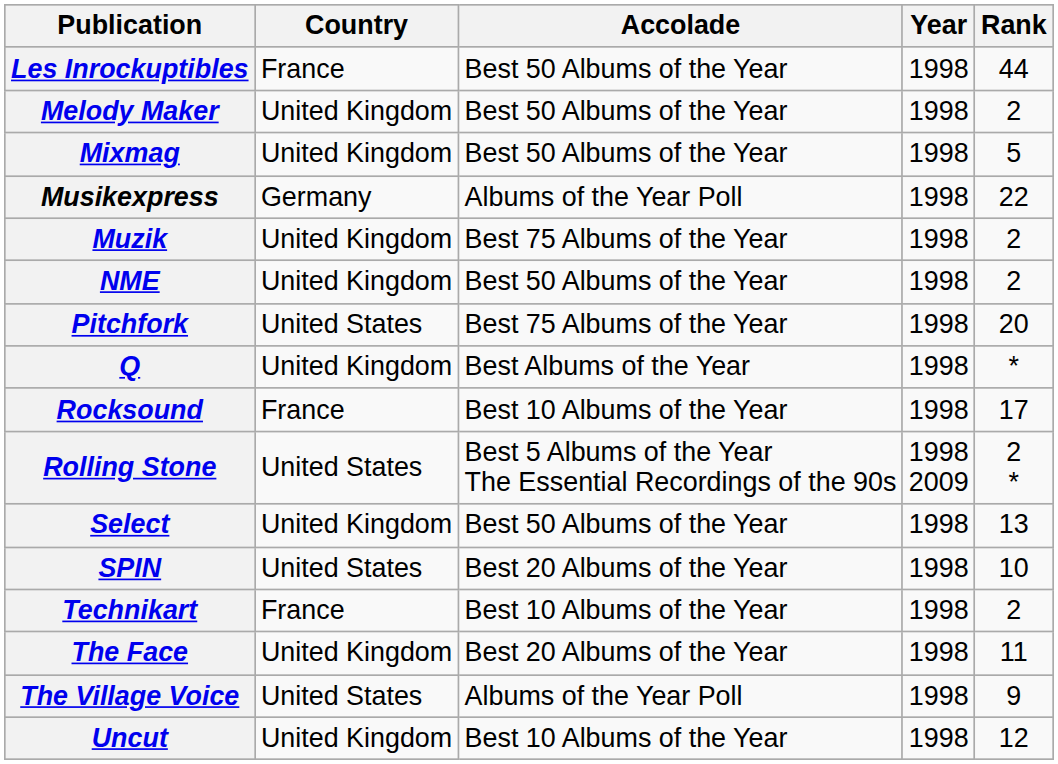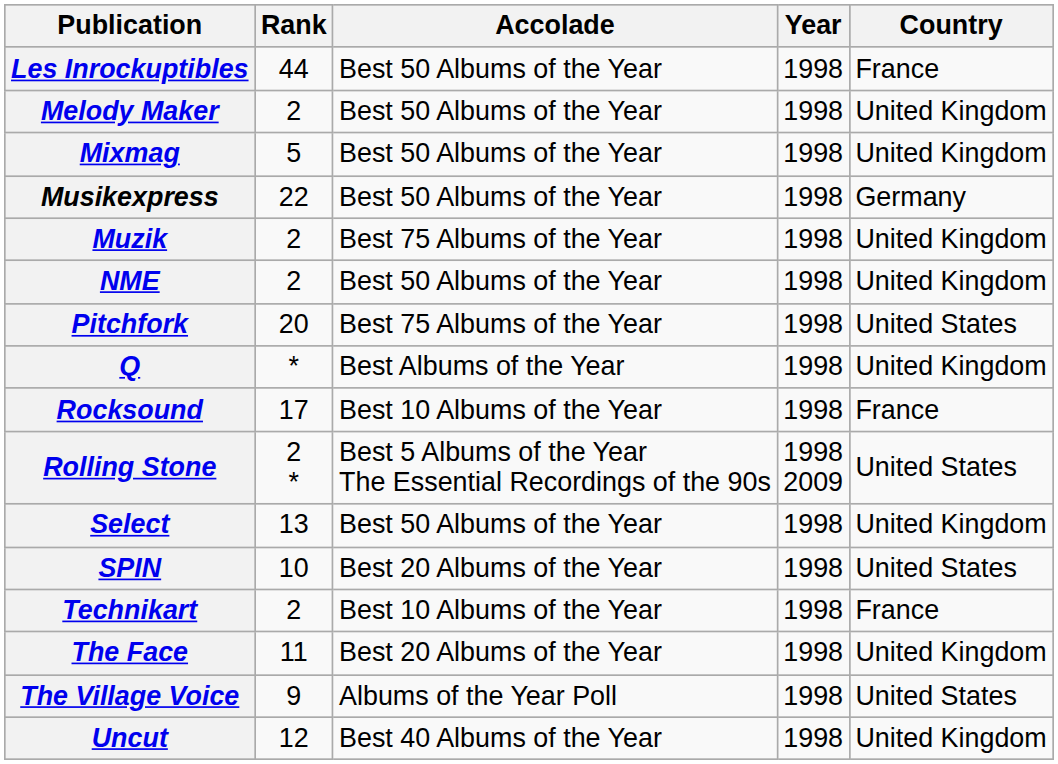columns swapped: (357, 25) <-> (1014, 25)
(604, 196) Albums of the Year Poll -> (500, 196) Best 50 Albums of the Year
(626, 738) Best 10 Albums of the Year -> (500, 738) Best 40 Albums of the Year
